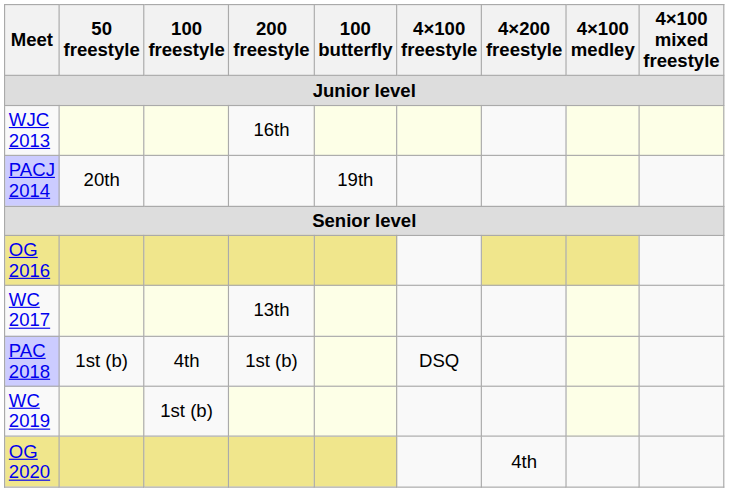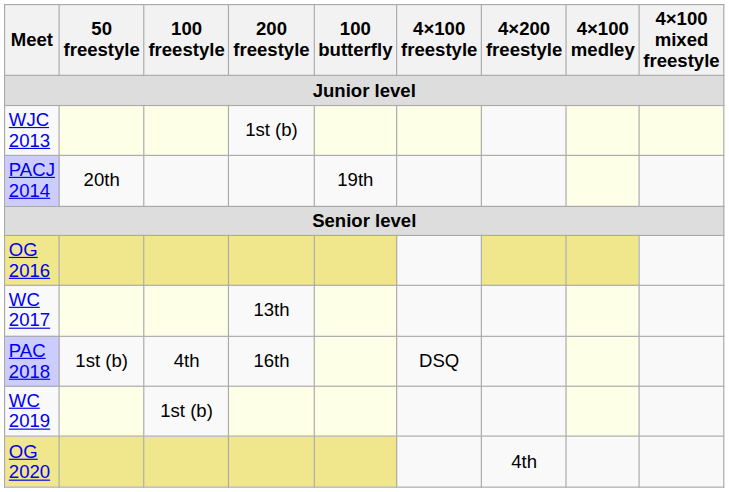(271, 130) 16th -> (271, 130) 1st (b)
(271, 360) 1st (b) -> (271, 360) 16th
